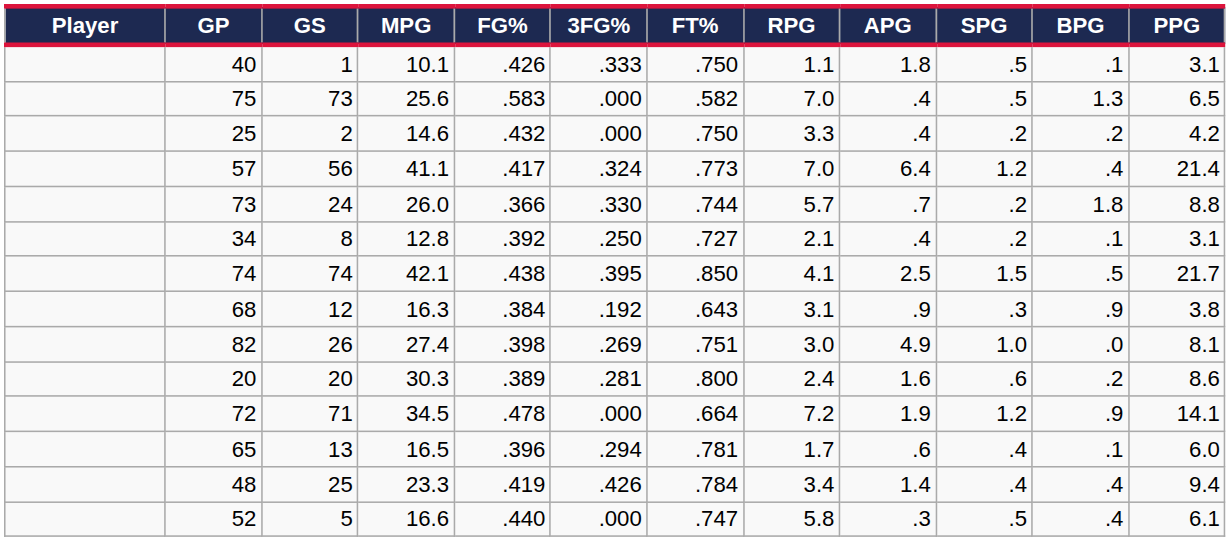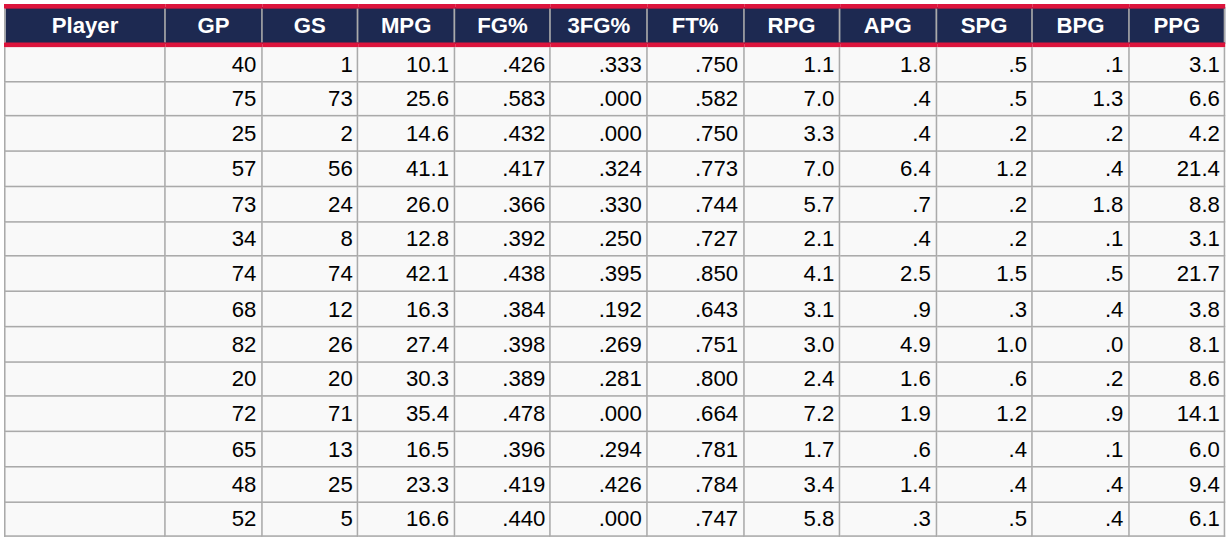(1205, 99) 6.5 -> (1205, 99) 6.6
(1114, 309) .9 -> (1114, 309) .4
(428, 414) 34.5 -> (428, 414) 35.4
